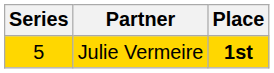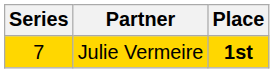(39, 51) 5 -> (39, 51) 7
